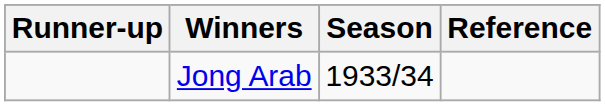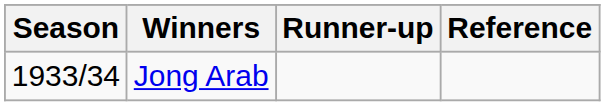columns swapped: (379, 28) <-> (87, 28)
